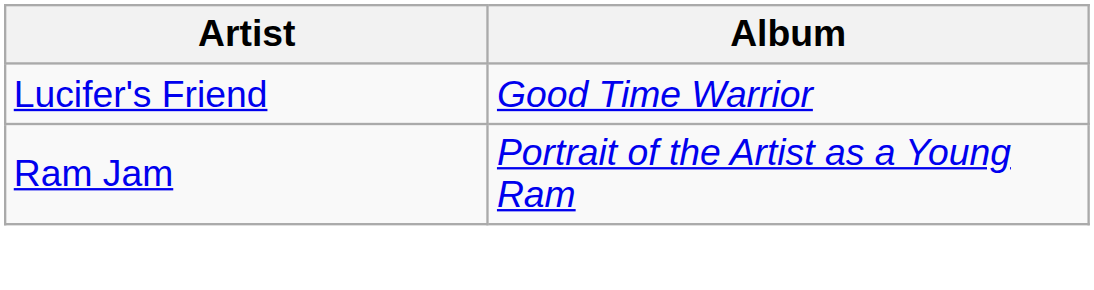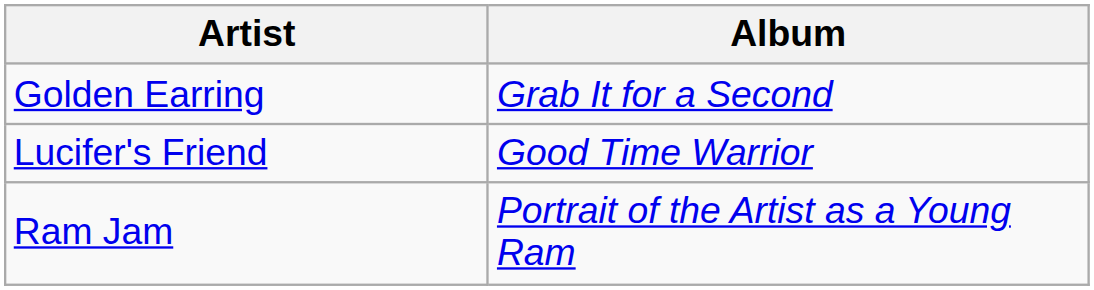+ row: (139, 93)
